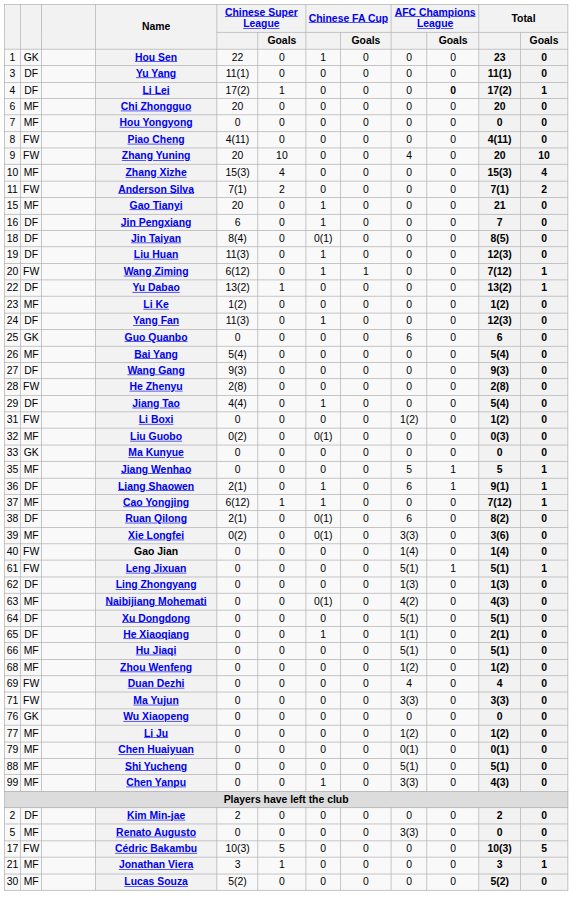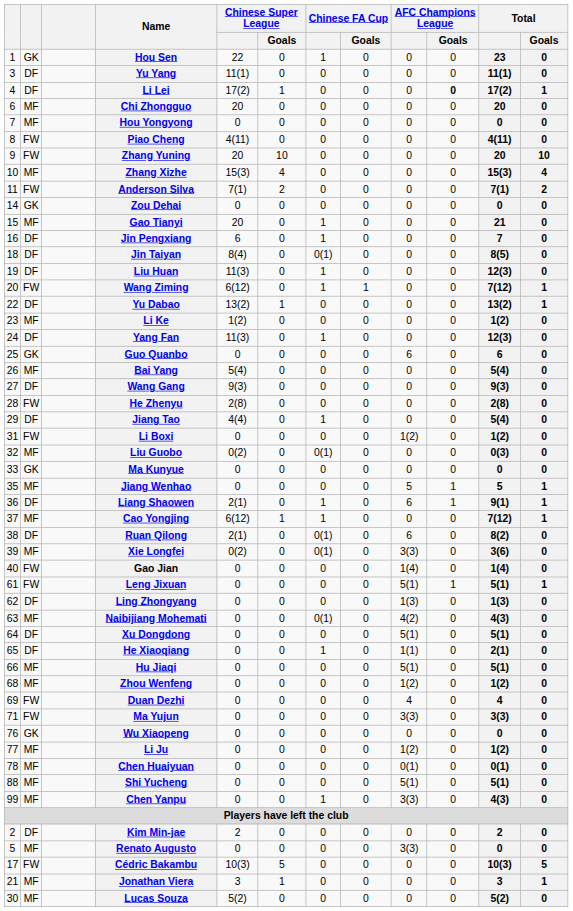(409, 156) 4 -> (409, 156) 0
+ row: (156, 205)
(13, 750) 79 -> (13, 766) 78
